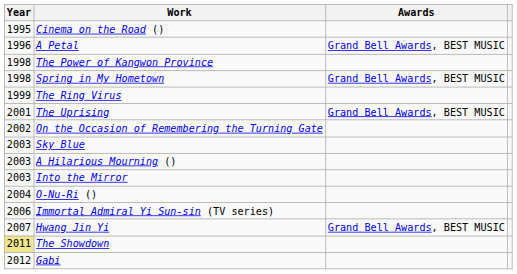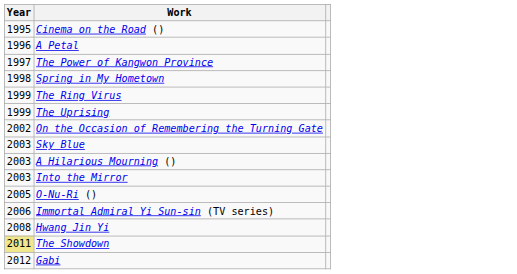- column: (416, 13)
(19, 62) 1998 -> (19, 62) 1997
(19, 112) 2001 -> (19, 112) 1999
(19, 194) 2004 -> (19, 194) 2005
(19, 227) 2007 -> (19, 227) 2008
